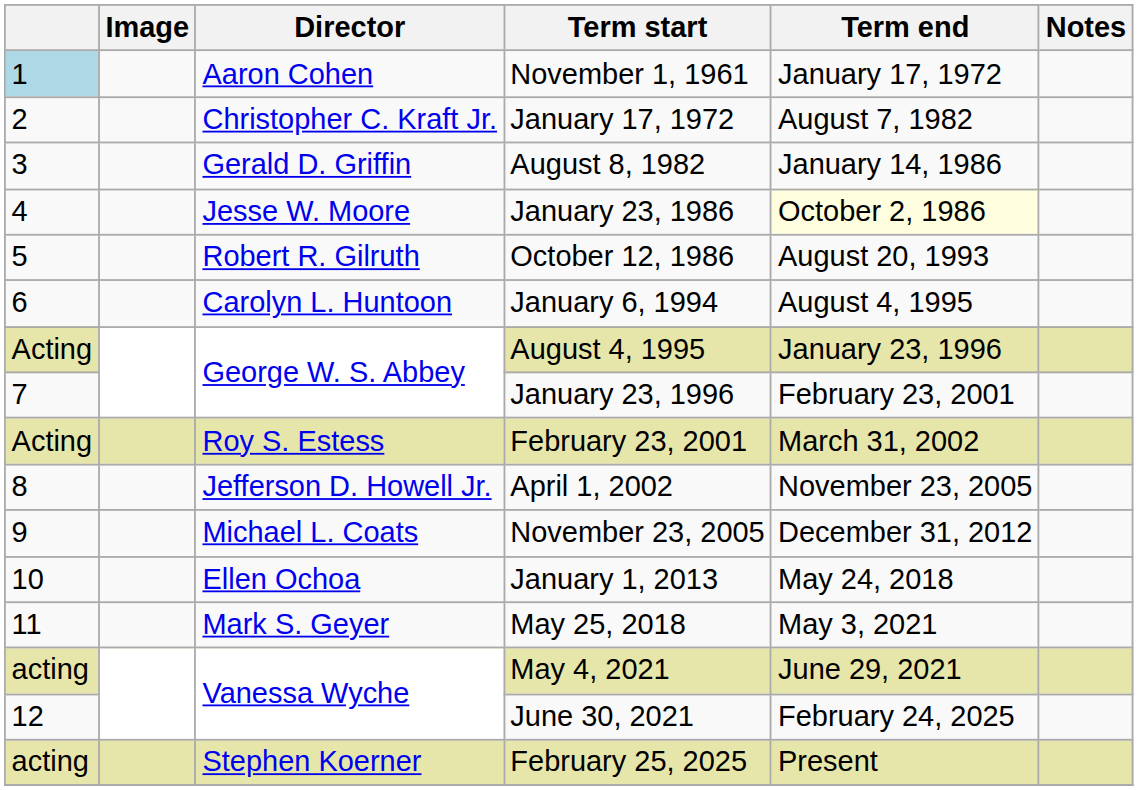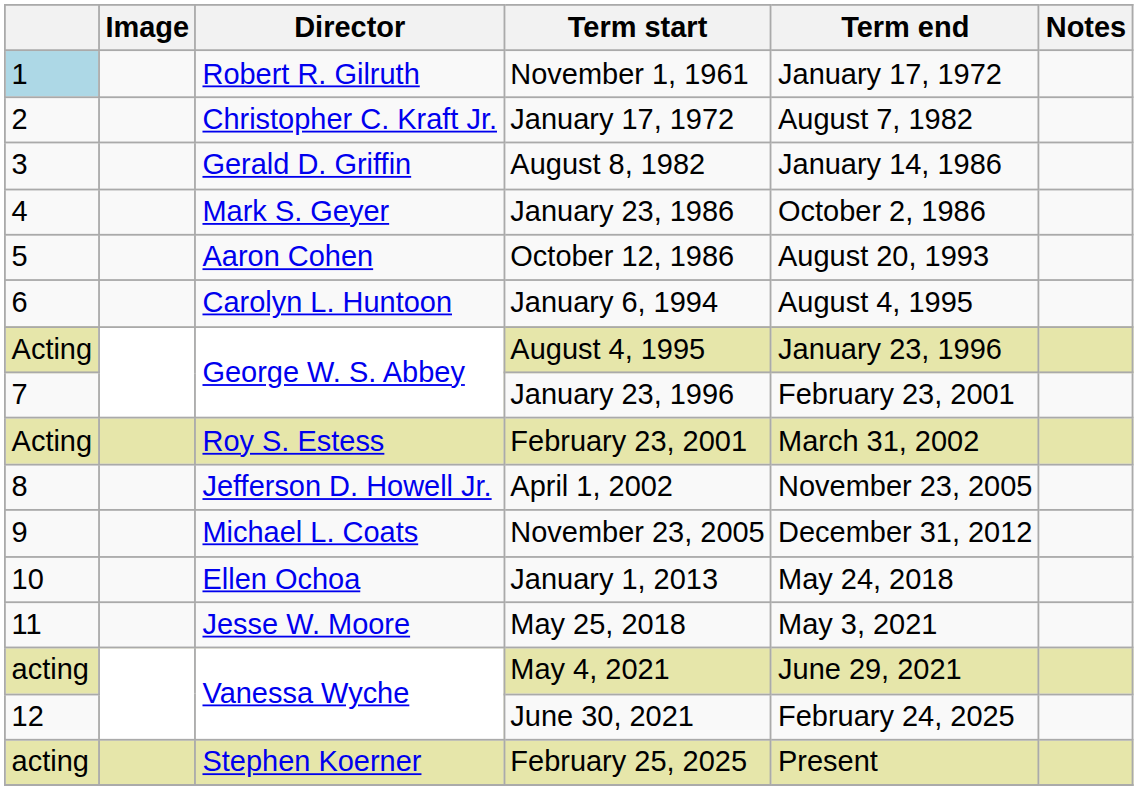(288, 73) Aaron Cohen -> (311, 73) Robert R. Gilruth
(306, 211) Jesse W. Moore -> (296, 211) Mark S. Geyer
(882, 211) lightyellow background -> (882, 211) no background
(311, 257) Robert R. Gilruth -> (288, 257) Aaron Cohen
(296, 624) Mark S. Geyer -> (306, 624) Jesse W. Moore
